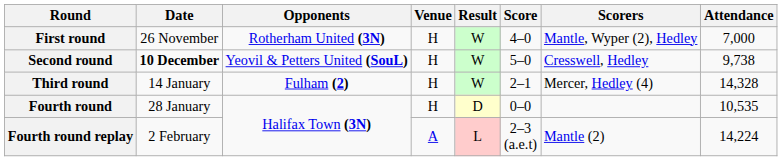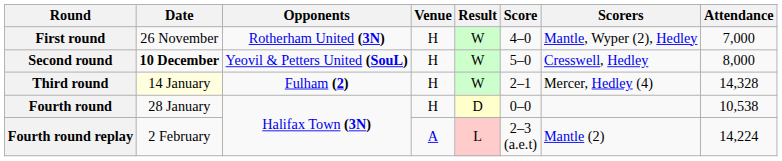(739, 60) 9,738 -> (739, 60) 8,000
(179, 83) no background -> (179, 83) lightyellow background
(739, 106) 10,535 -> (739, 106) 10,538
